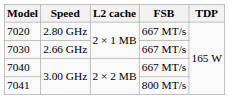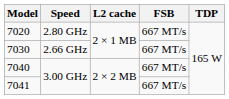(164, 85) 800 MT/s -> (164, 85) 667 MT/s
